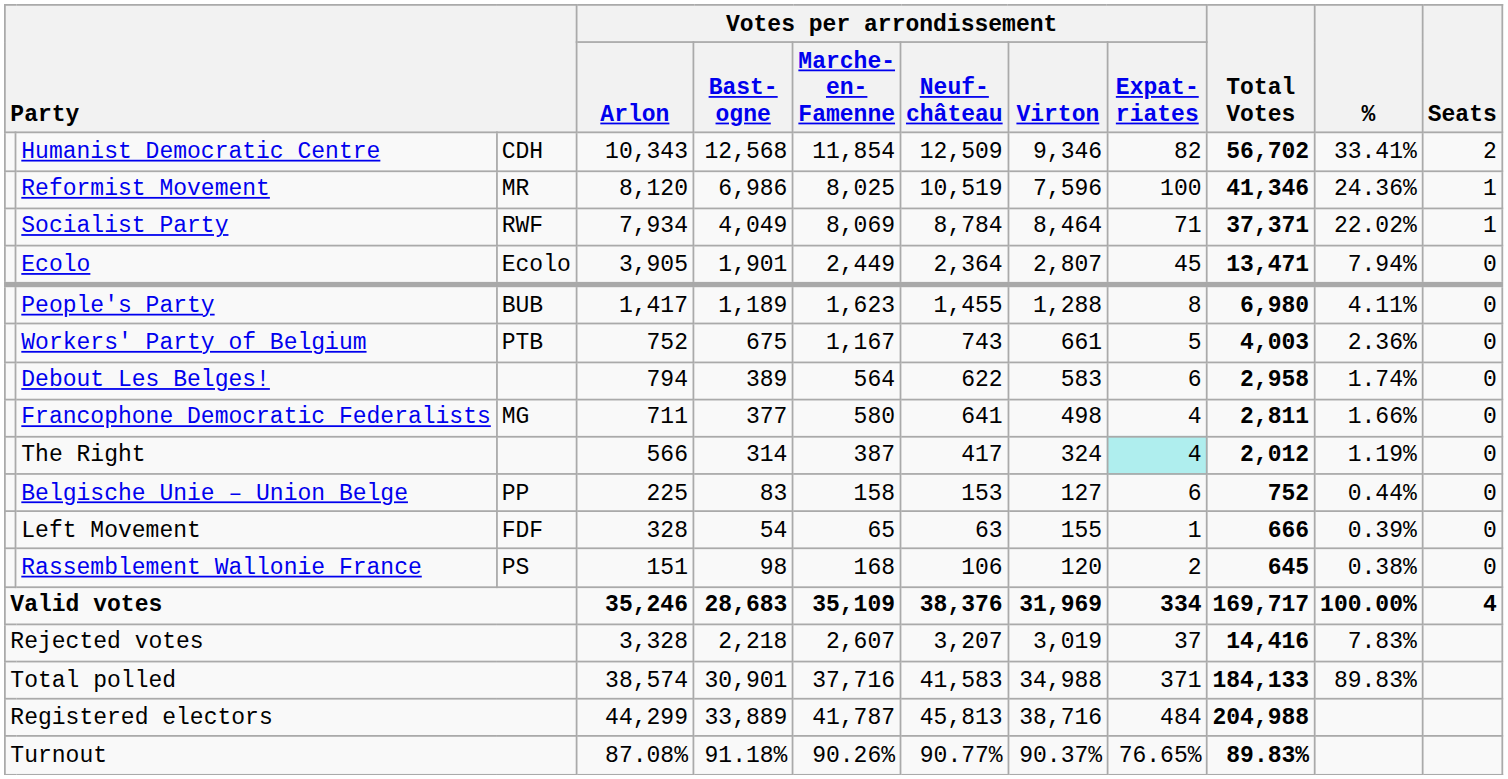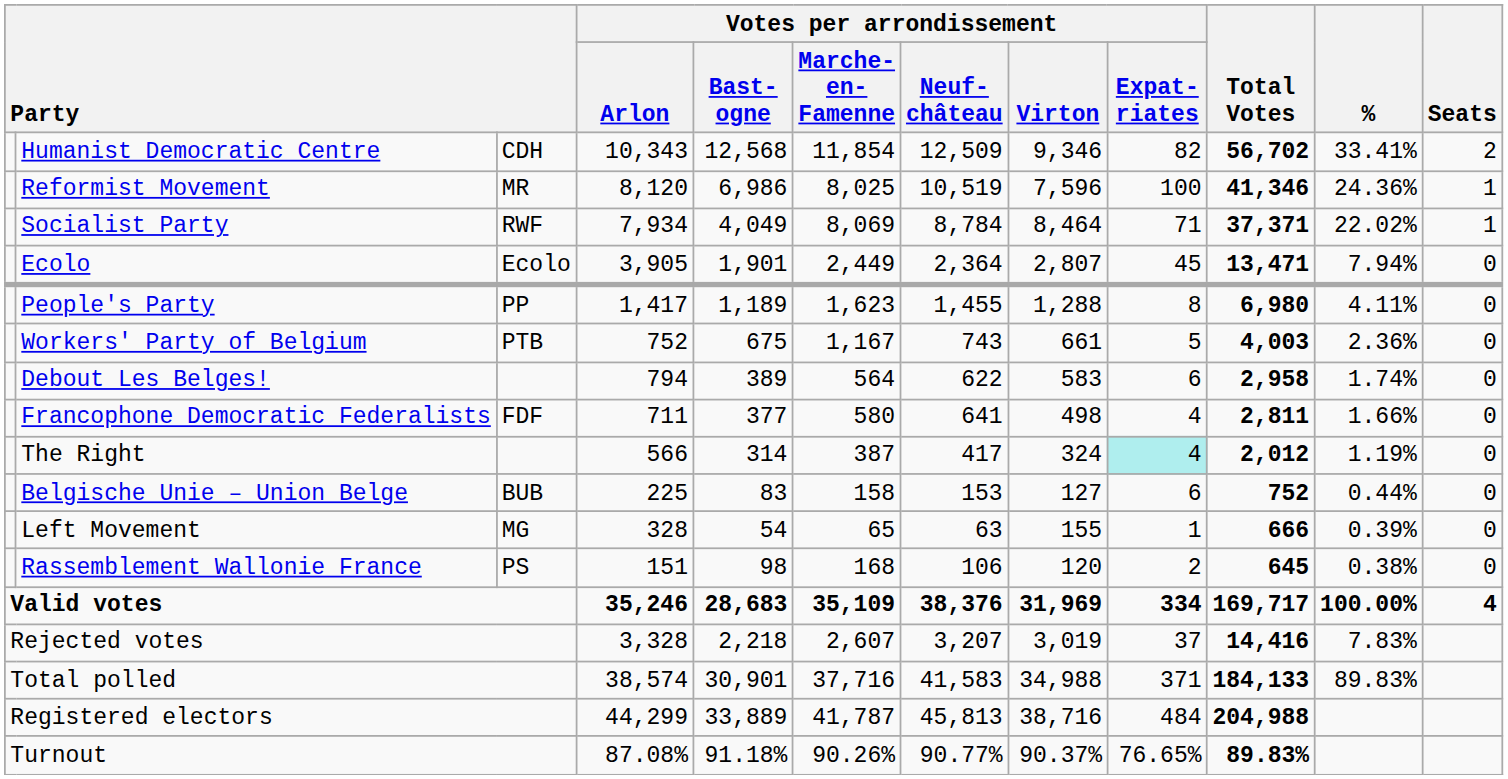(522, 305) BUB -> (516, 305) PP
(516, 418) MG -> (522, 418) FDF
(516, 493) PP -> (522, 493) BUB
(522, 530) FDF -> (516, 530) MG
